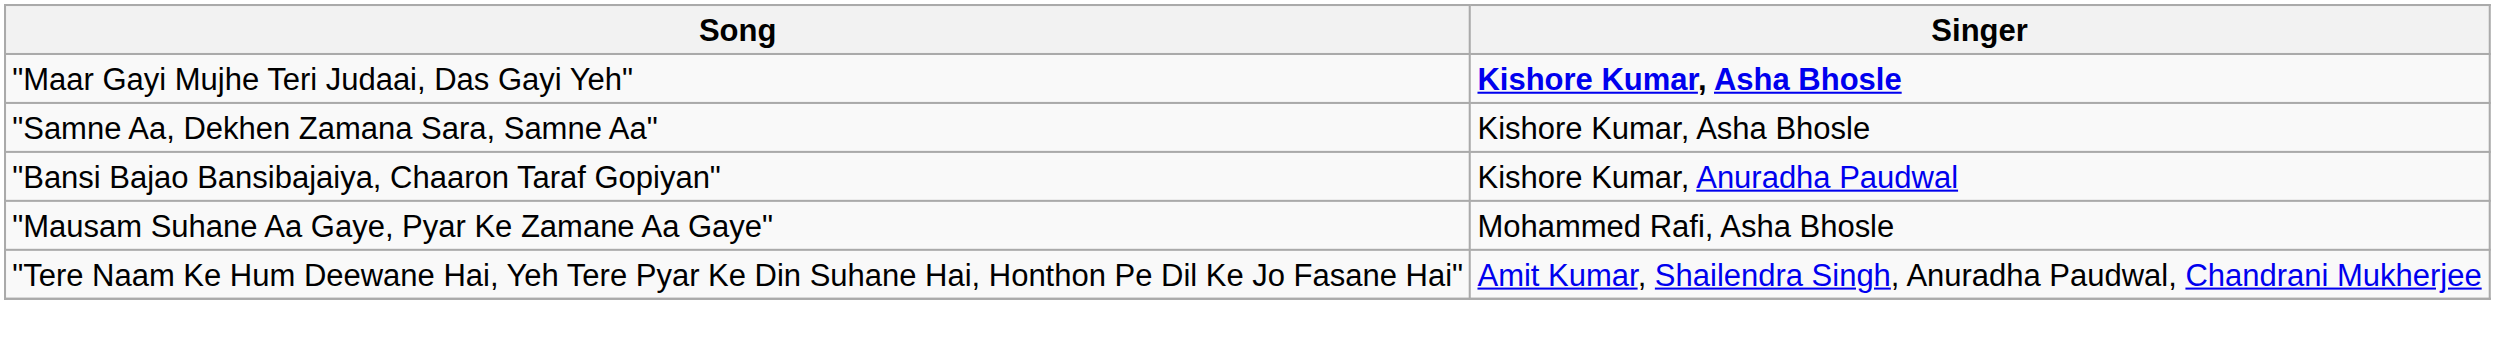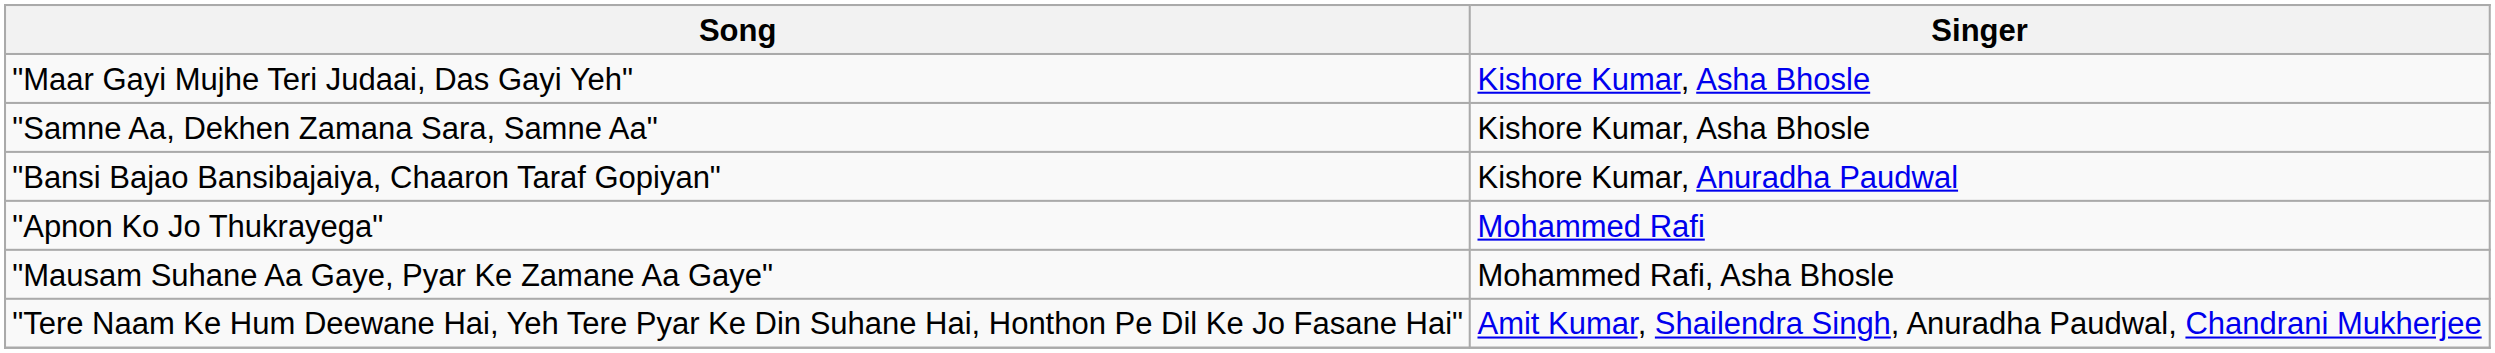(1690, 79) bold -> (1674, 79) normal
+ row: (198, 226)
